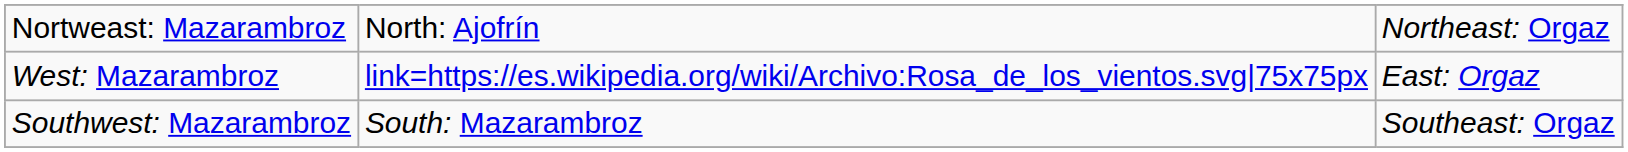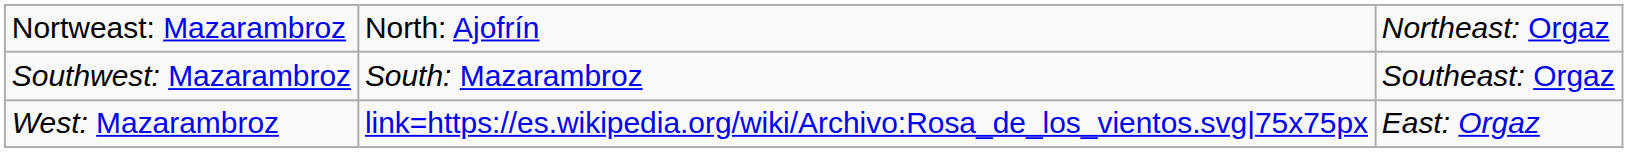rows swapped: (145, 75) <-> (181, 123)
